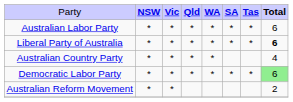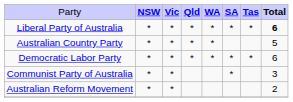- row: (70, 27)
(275, 58) 4 -> (275, 43) 5
(275, 74) lightgreen background -> (275, 58) no background
+ row: (70, 74)
